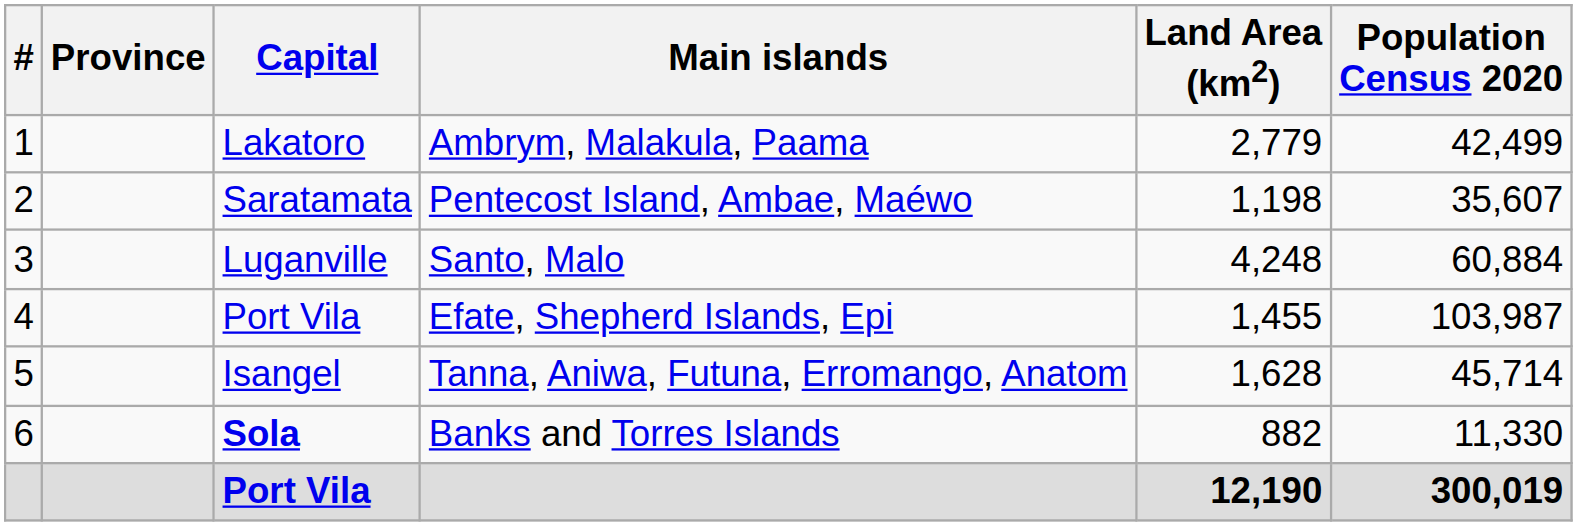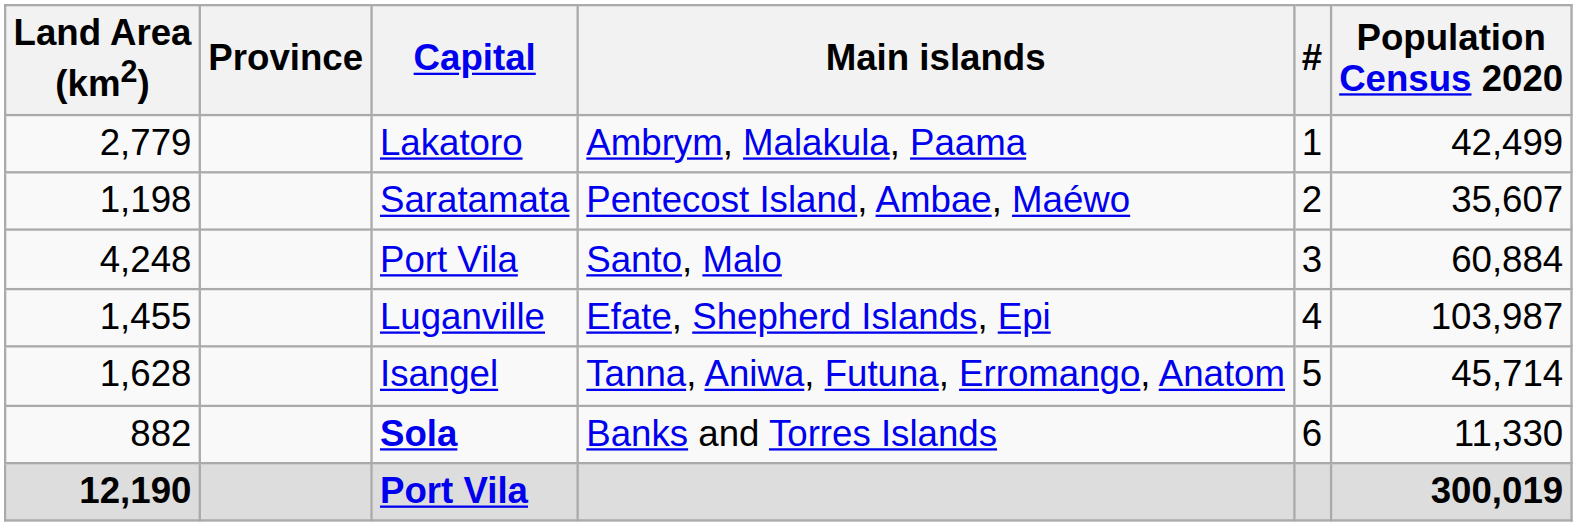columns swapped: (24, 59) <-> (1233, 59)
(305, 259) Luganville -> (449, 259) Port Vila
(291, 317) Port Vila -> (463, 317) Luganville
